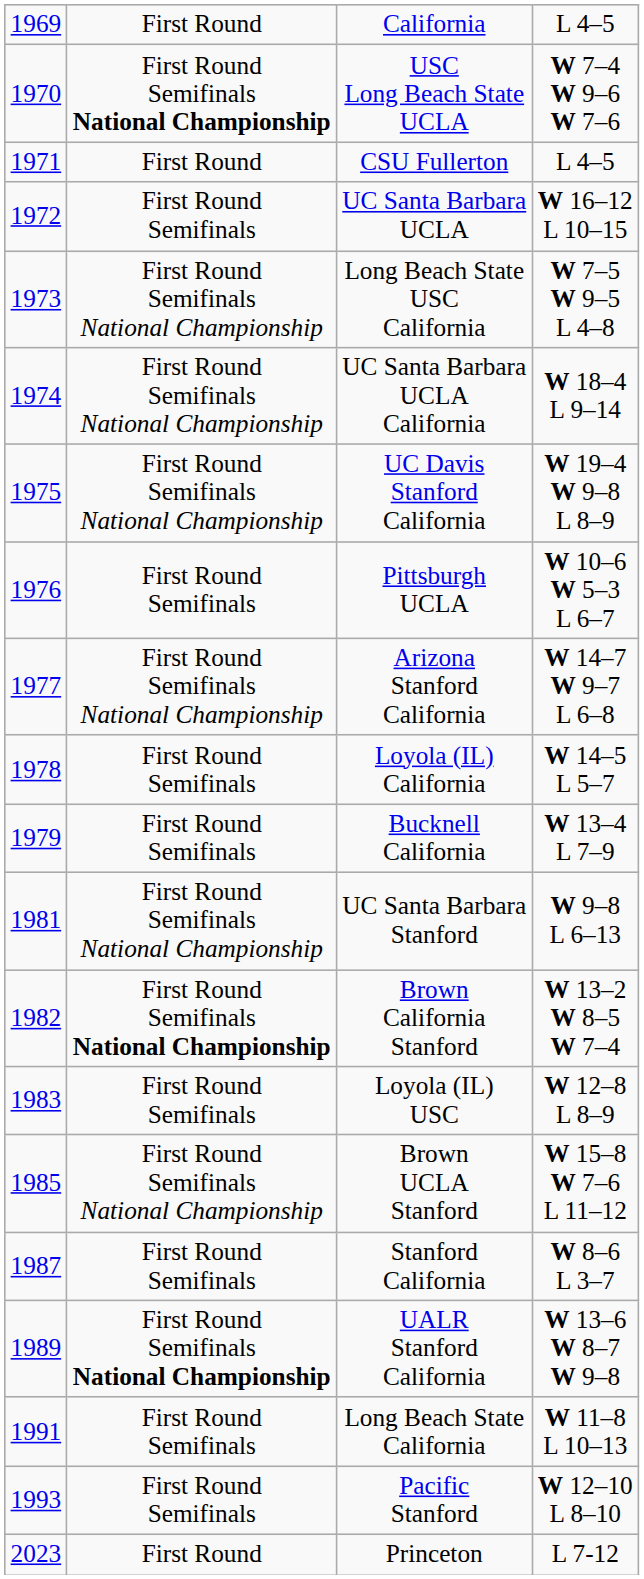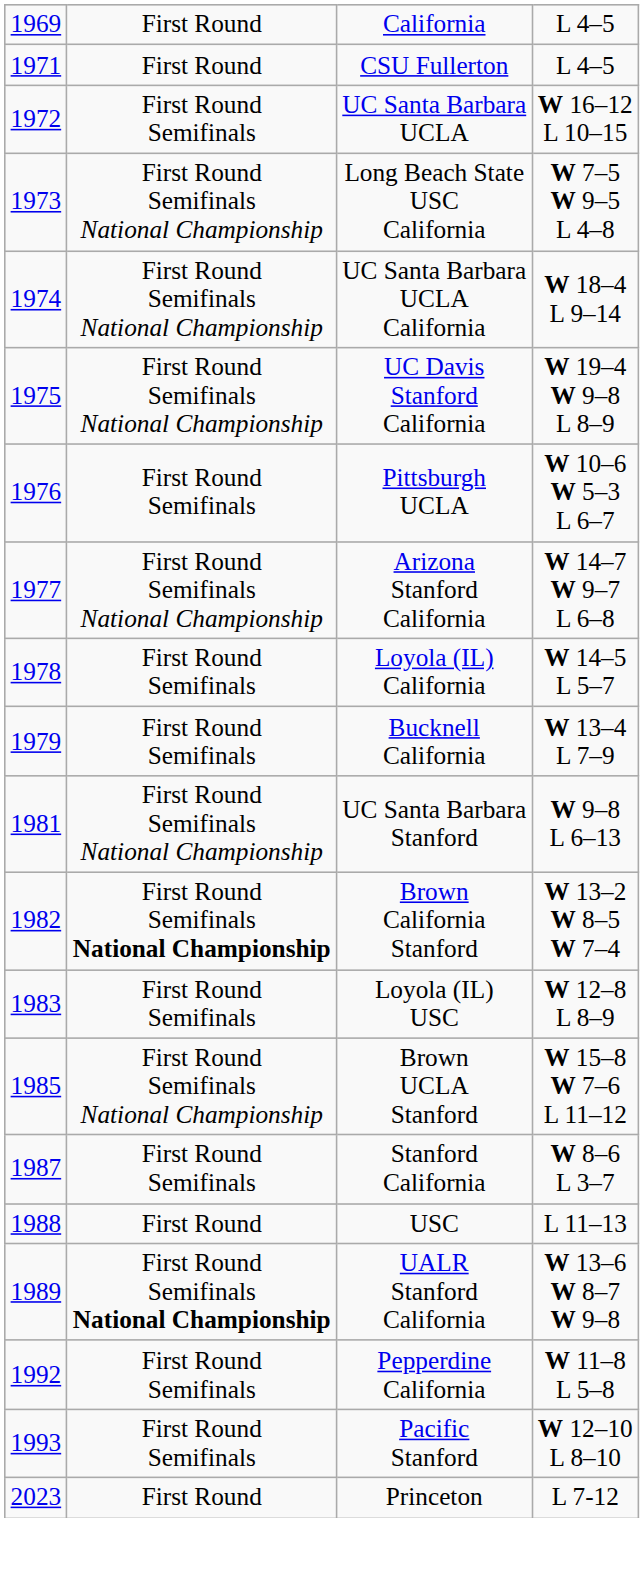- row: (434, 93)
+ row: (434, 1223)
- row: (434, 1431)
+ row: (434, 1374)
